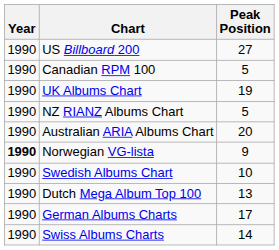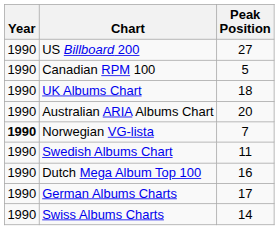(245, 91) 19 -> (245, 91) 18
- row: (113, 111)
(245, 152) 9 -> (245, 132) 7
(245, 173) 10 -> (245, 152) 11
(245, 193) 13 -> (245, 173) 16
